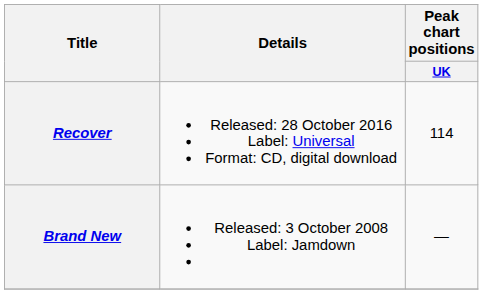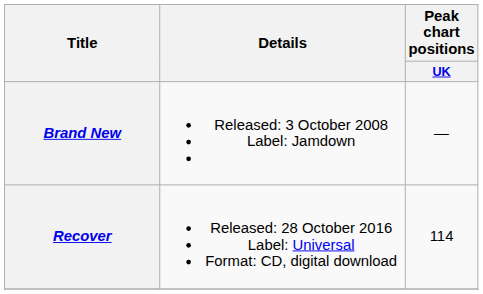rows swapped: (82, 236) <-> (82, 133)
